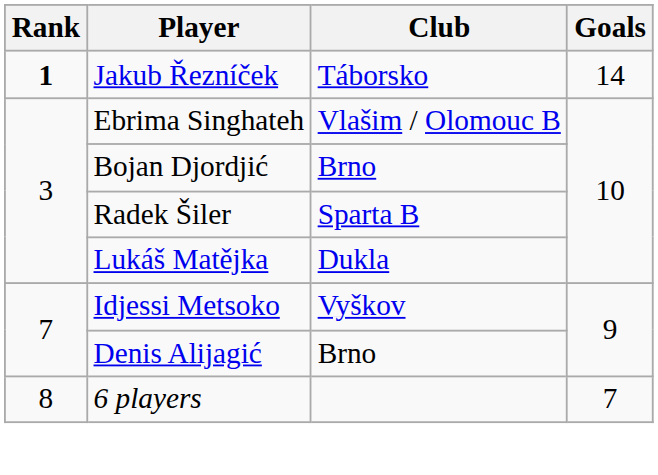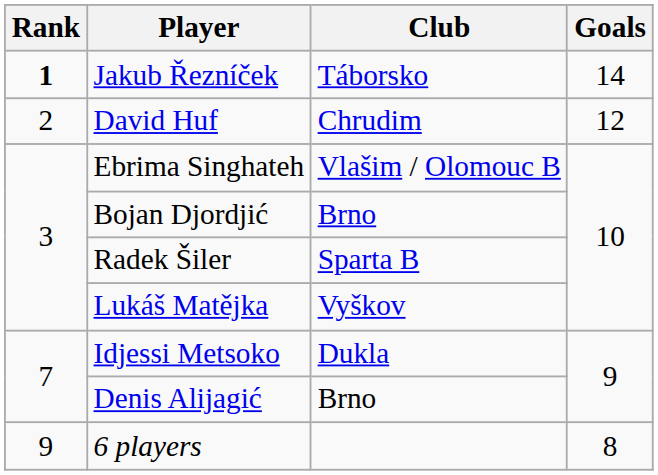+ row: (156, 120)
(353, 259) Dukla -> (362, 306) Vyškov
(362, 306) Vyškov -> (353, 352) Dukla
(46, 399) 8 -> (46, 445) 9
(610, 399) 7 -> (610, 445) 8
